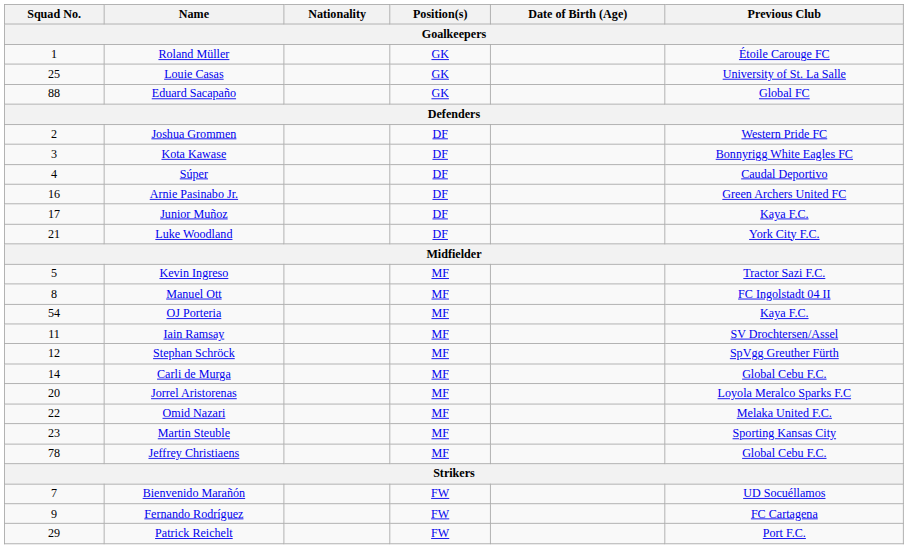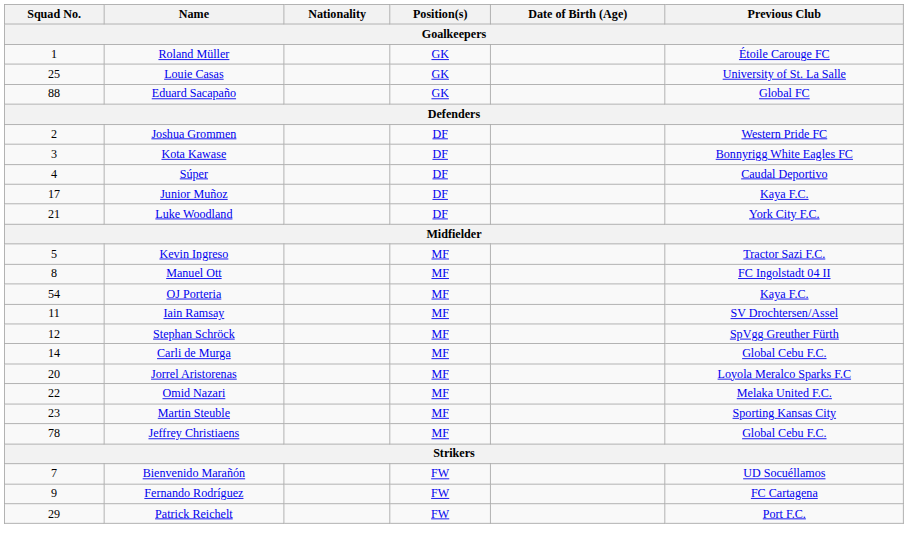- row: (194, 193)
